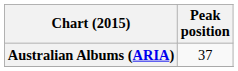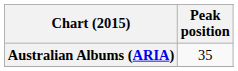(205, 54) 37 -> (205, 54) 35
